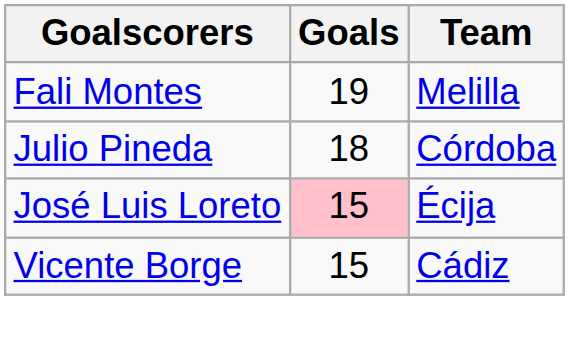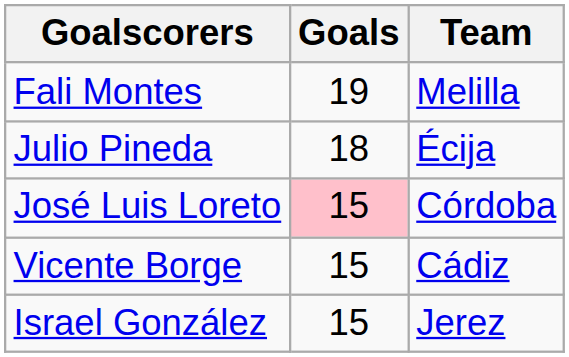(486, 149) Córdoba -> (456, 149) Écija
(456, 206) Écija -> (486, 206) Córdoba
+ row: (140, 322)
